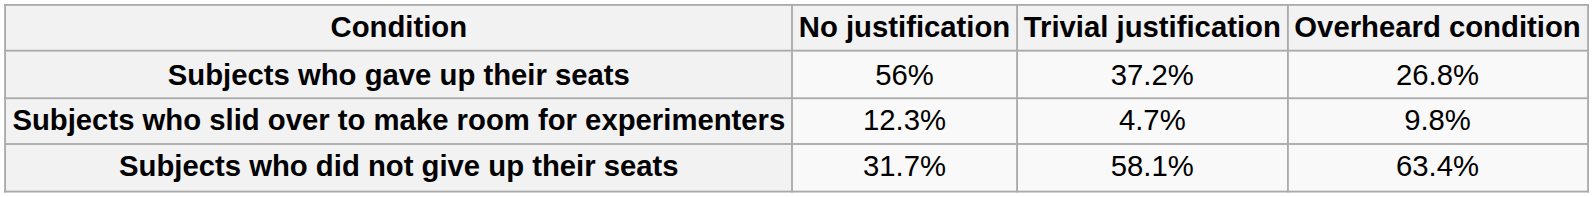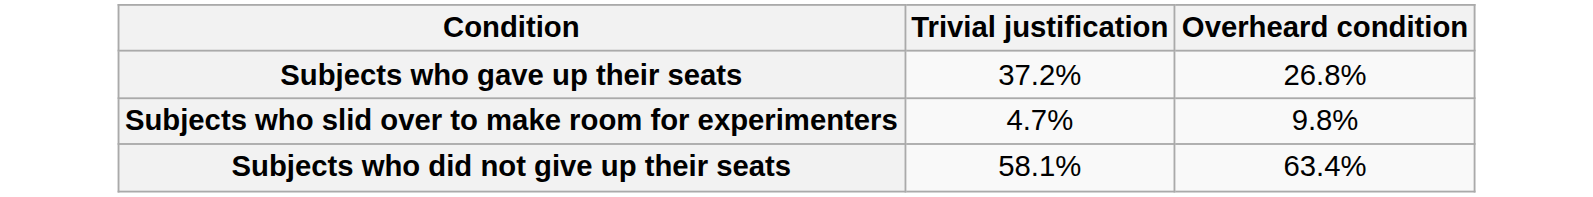- column: (905, 27)
